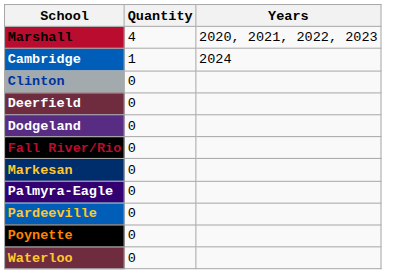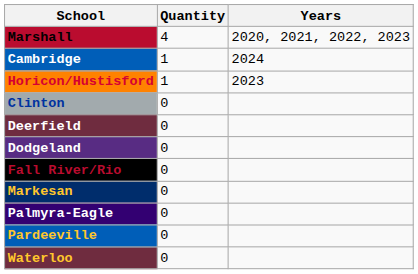+ row: (81, 82)
- row: (40, 236)
